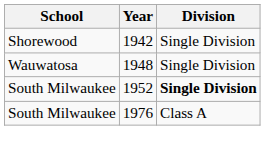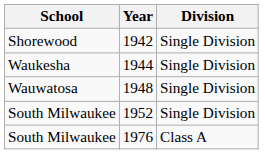+ row: (138, 64)
(208, 88) bold -> (208, 112) normal
